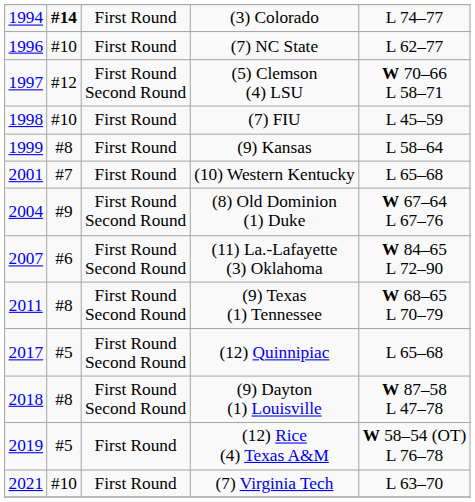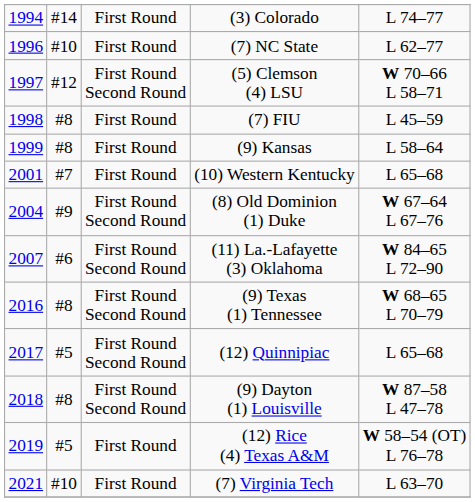(64, 18) bold -> (64, 18) normal
(64, 119) #10 -> (64, 119) #8
(26, 305) 2011 -> (26, 305) 2016
